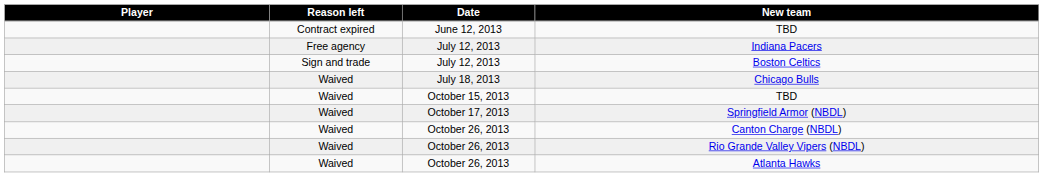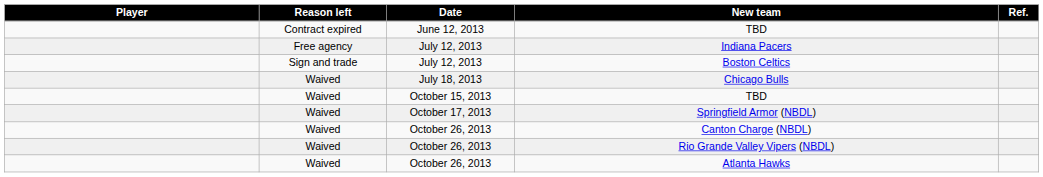+ column: (1019, 12)
